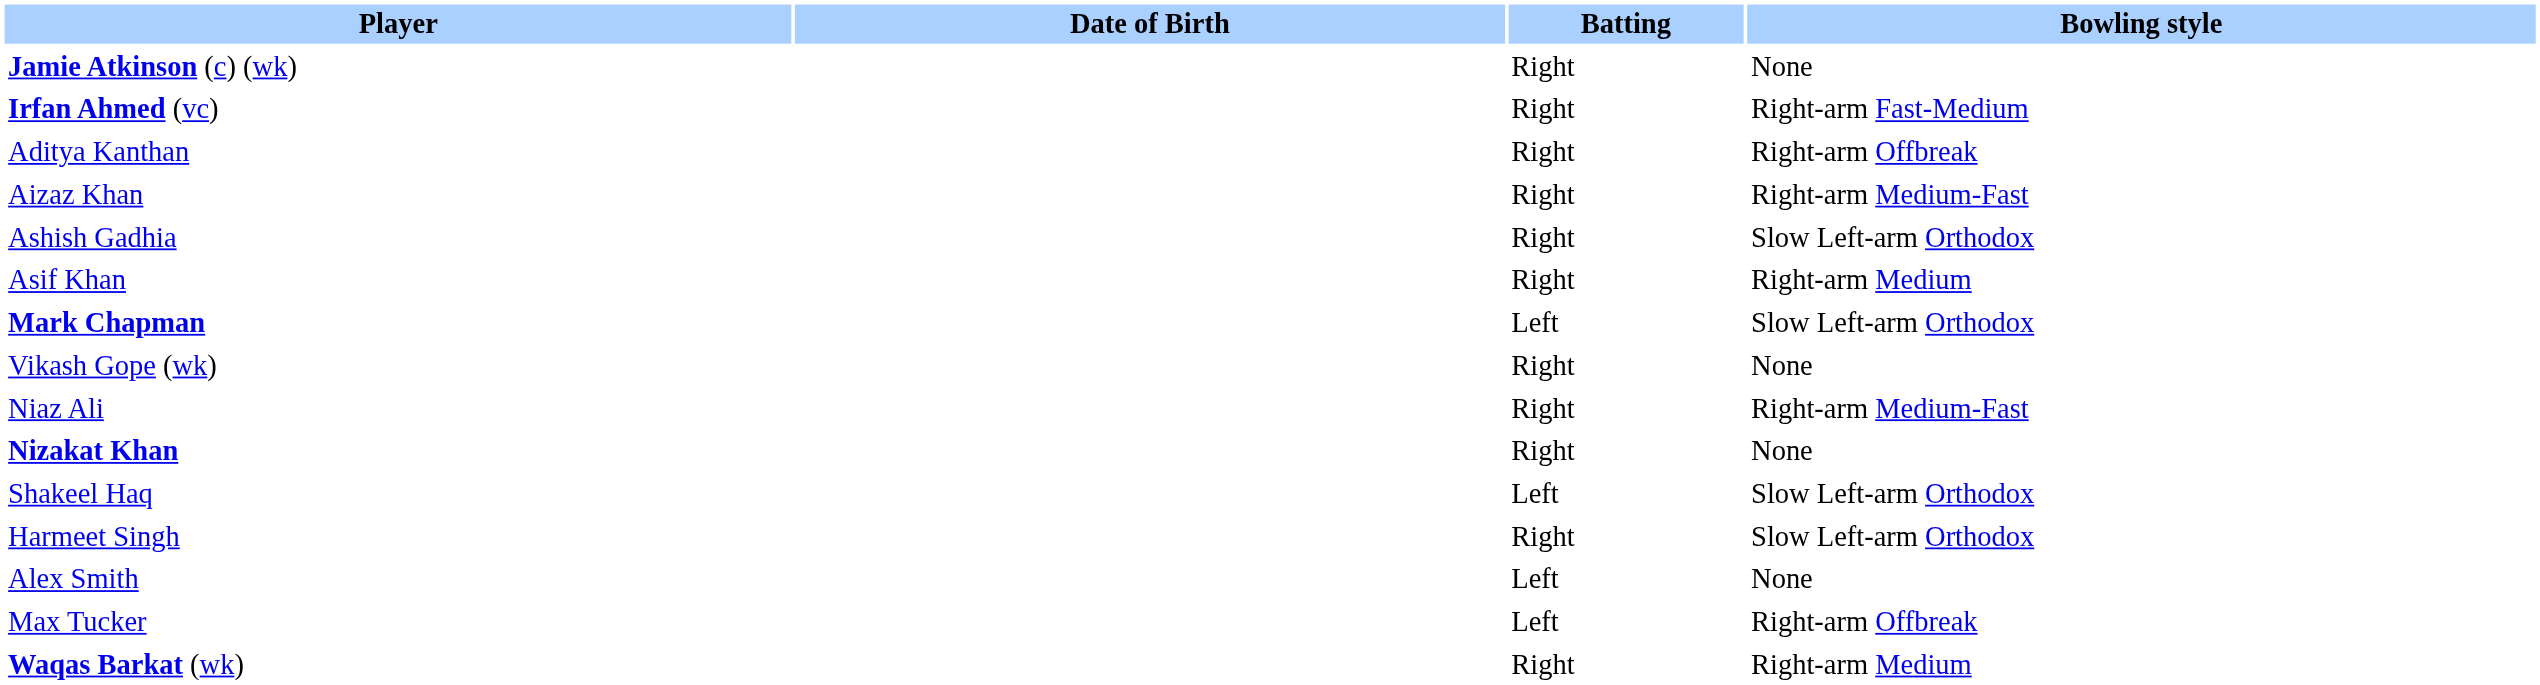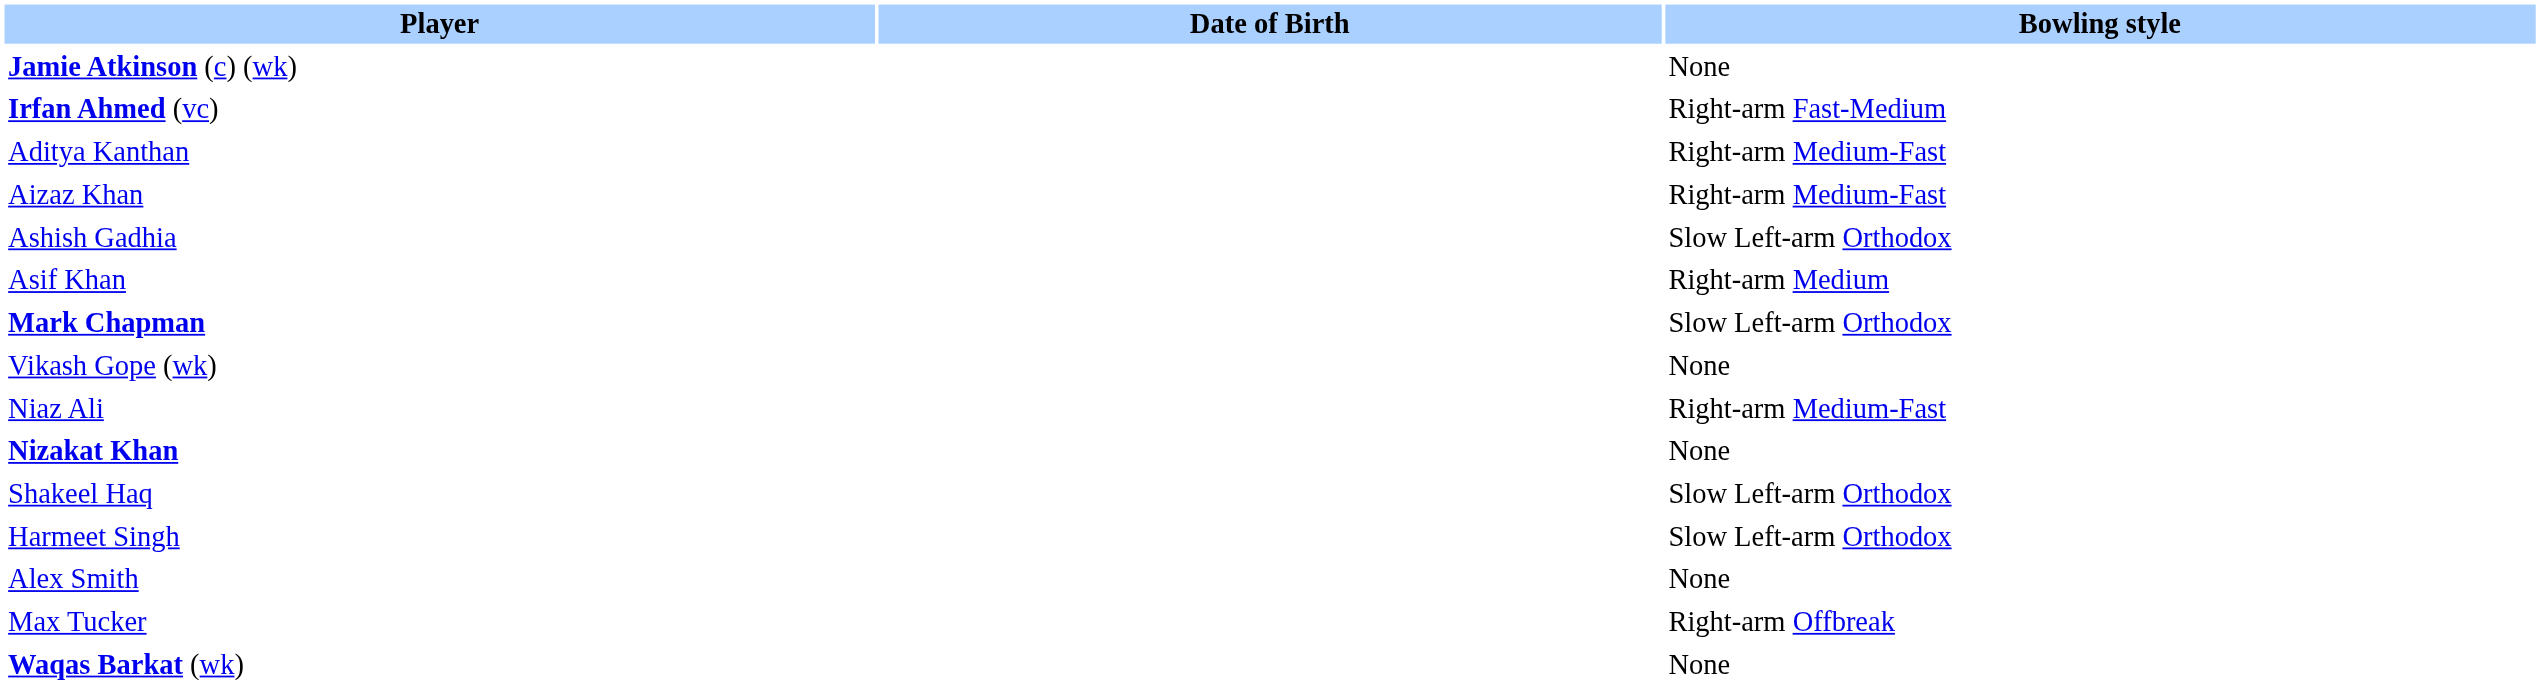- column: (1626, 23)
(1864, 151) Right-arm Offbreak -> (1807, 151) Right-arm Medium-Fast
(1861, 664) Right-arm Medium -> (1699, 664) None
